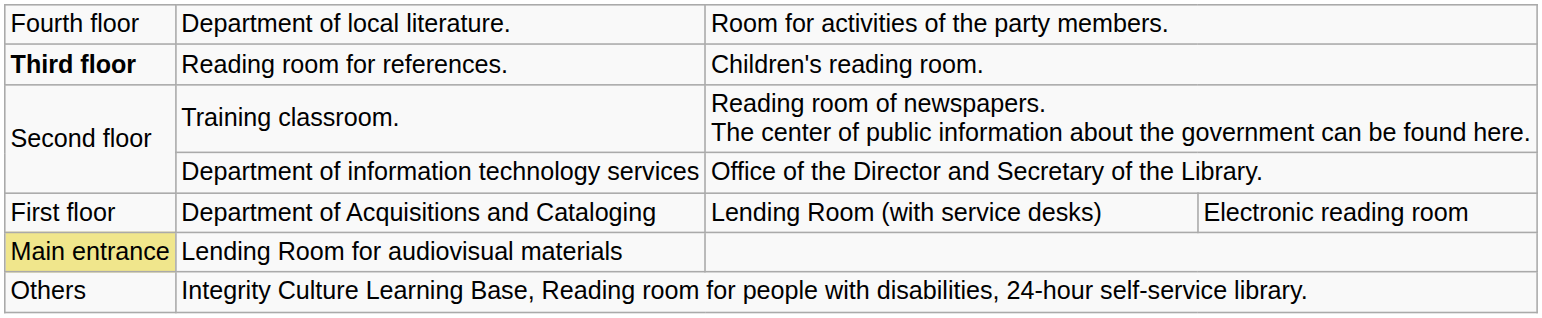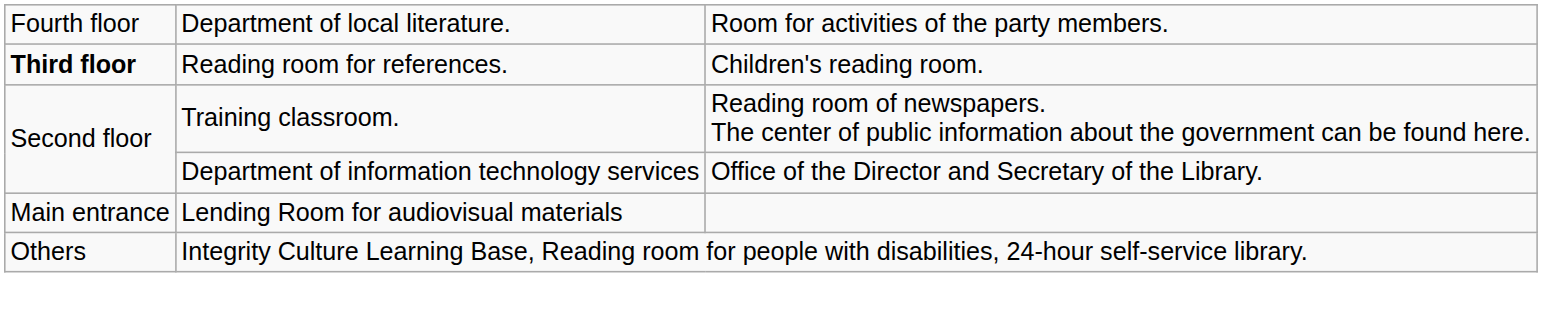- row: (419, 212)
(90, 251) khaki background -> (90, 212) no background
